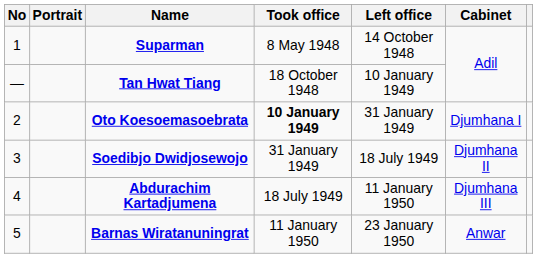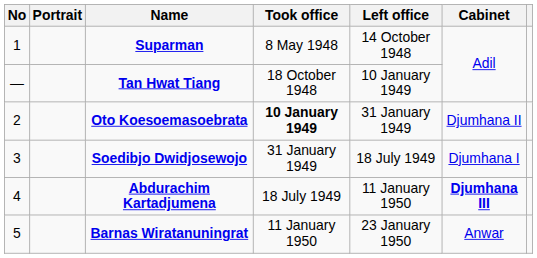(486, 120) Djumhana I -> (484, 120) Djumhana II
(486, 158) Djumhana II -> (484, 158) Djumhana I
(486, 196) normal -> (484, 196) bold
